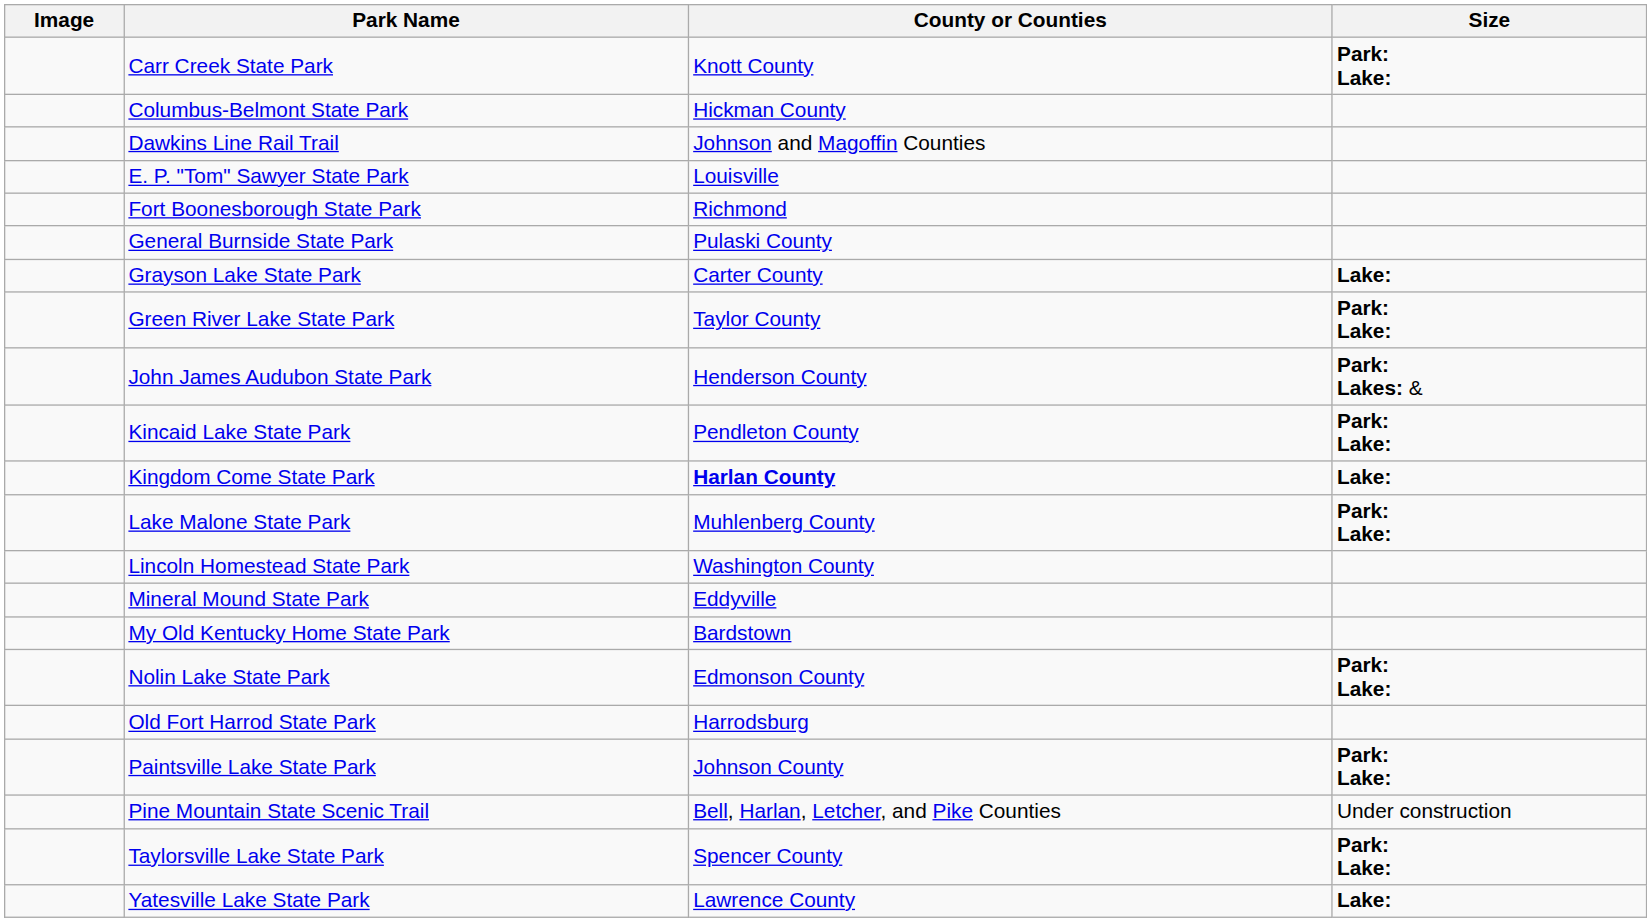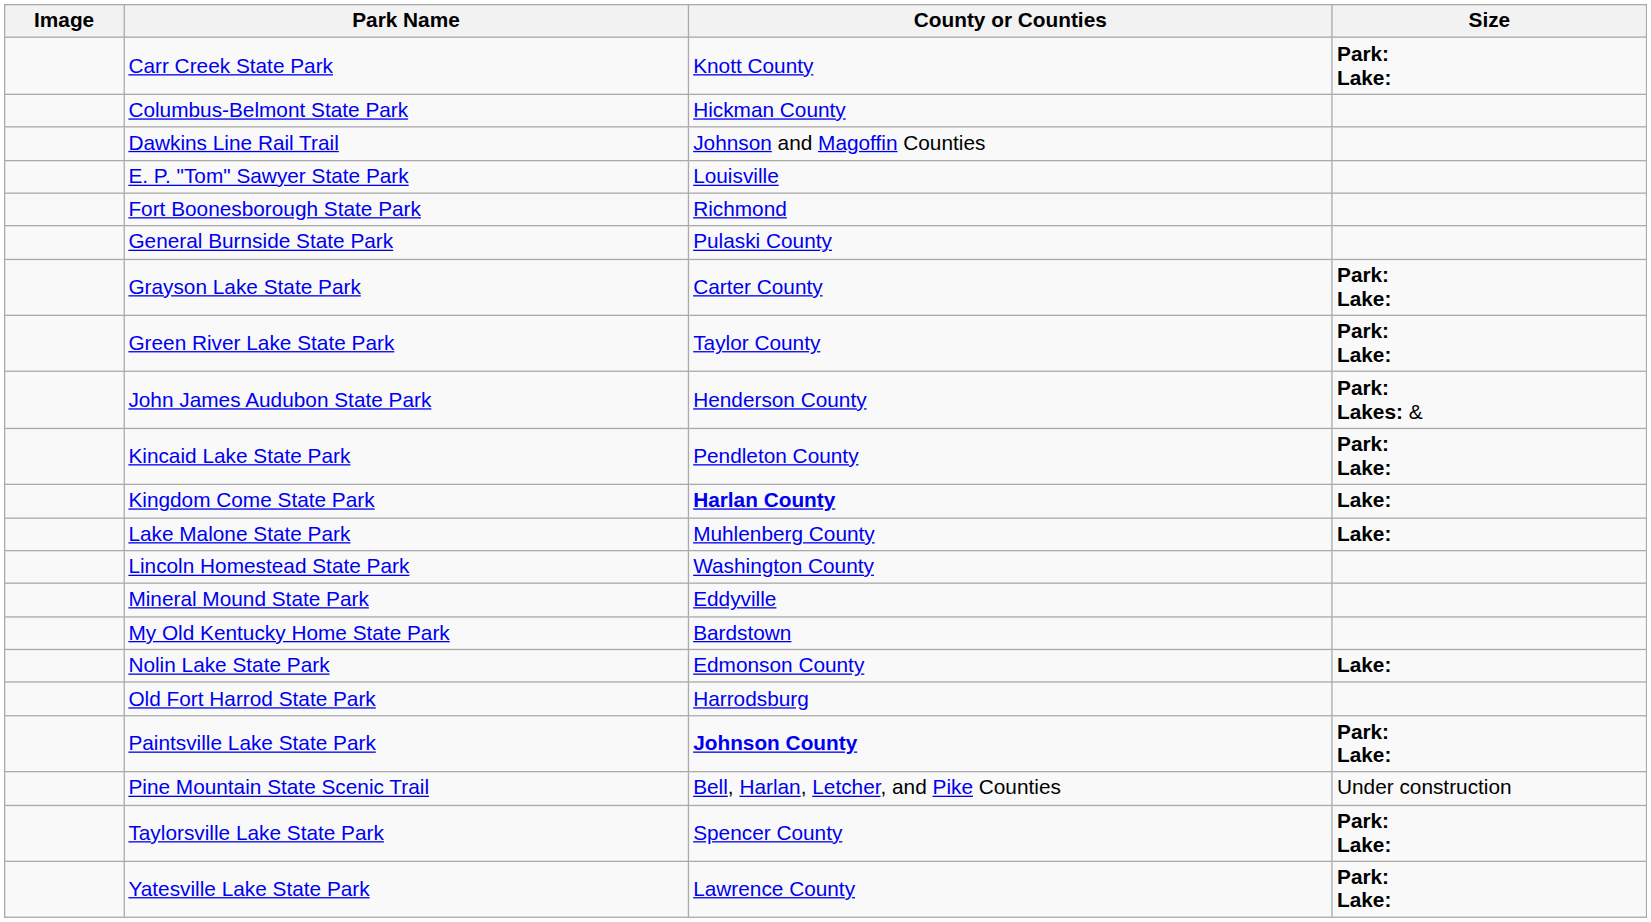(1364, 275) Lake: -> (1364, 287) Park: Lake:
(1364, 522) Park: Lake: -> (1364, 533) Lake:
(1364, 677) Park: Lake: -> (1364, 665) Lake:
(768, 766) normal -> (775, 743) bold
(1364, 900) Lake: -> (1364, 889) Park: Lake:
